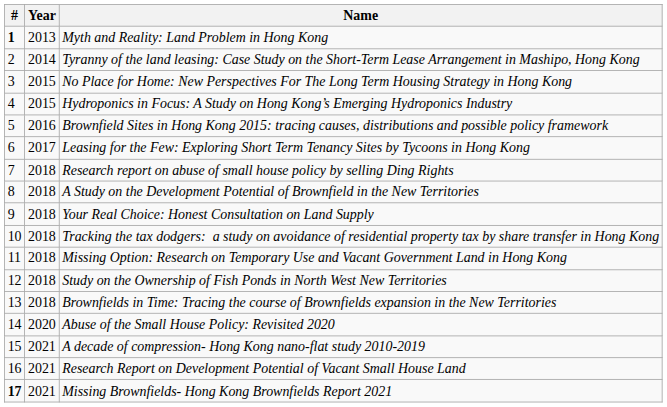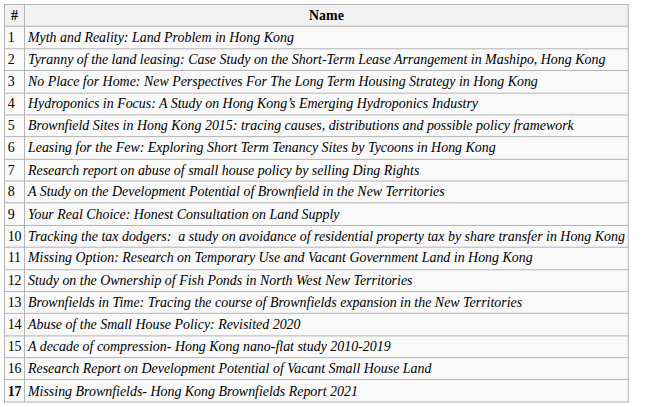- column: (42, 15)
(11, 37) bold -> (11, 37) normal
